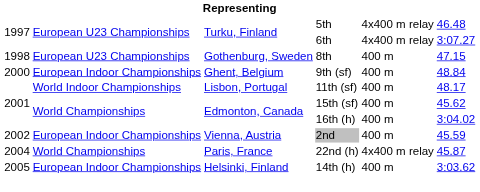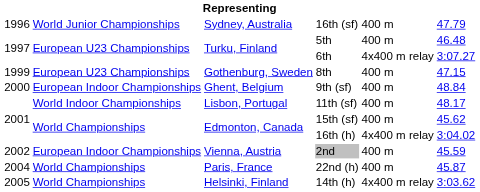+ row: (337, 24)
(398, 24) 4x400 m relay -> (378, 40) 400 m
(17, 56) 1998 -> (17, 72) 1999
(378, 119) 400 m -> (398, 135) 4x400 m relay
(398, 151) 4x400 m relay -> (378, 167) 400 m
(117, 167) European Indoor Championships -> (89, 183) World Championships
(378, 167) 400 m -> (398, 183) 4x400 m relay
